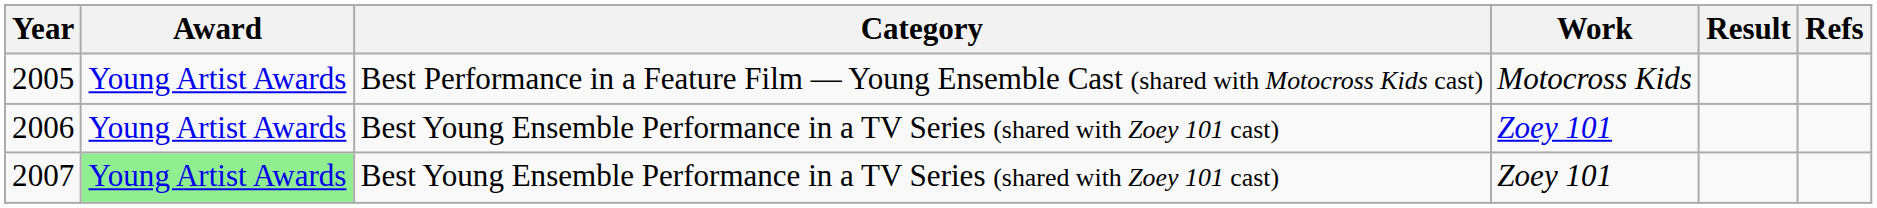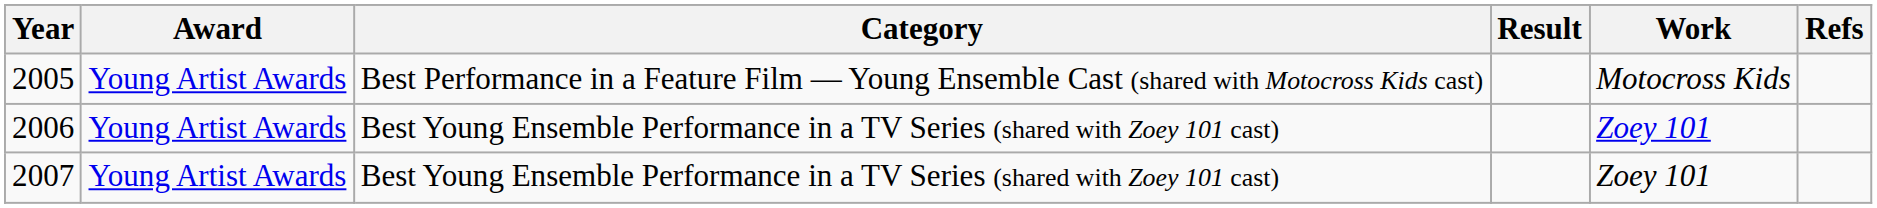columns swapped: (1595, 29) <-> (1748, 29)
(217, 176) lightgreen background -> (217, 176) no background
